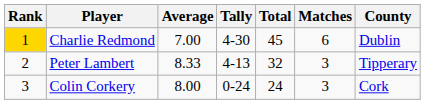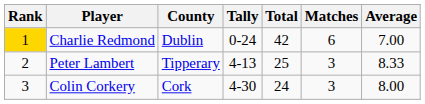columns swapped: (388, 16) <-> (188, 16)
(236, 39) 4-30 -> (243, 39) 0-24
(275, 39) 45 -> (282, 39) 42
(275, 63) 32 -> (282, 63) 25
(236, 87) 0-24 -> (243, 87) 4-30
